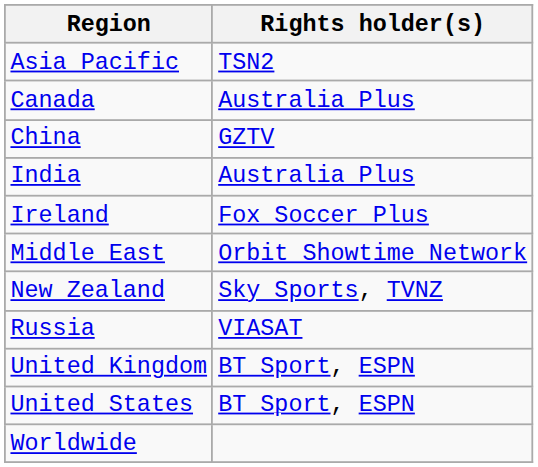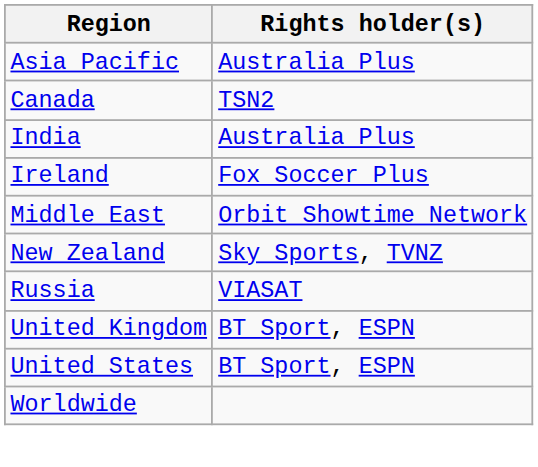(246, 62) TSN2 -> (316, 62) Australia Plus
(316, 100) Australia Plus -> (246, 100) TSN2
- row: (46, 138)
